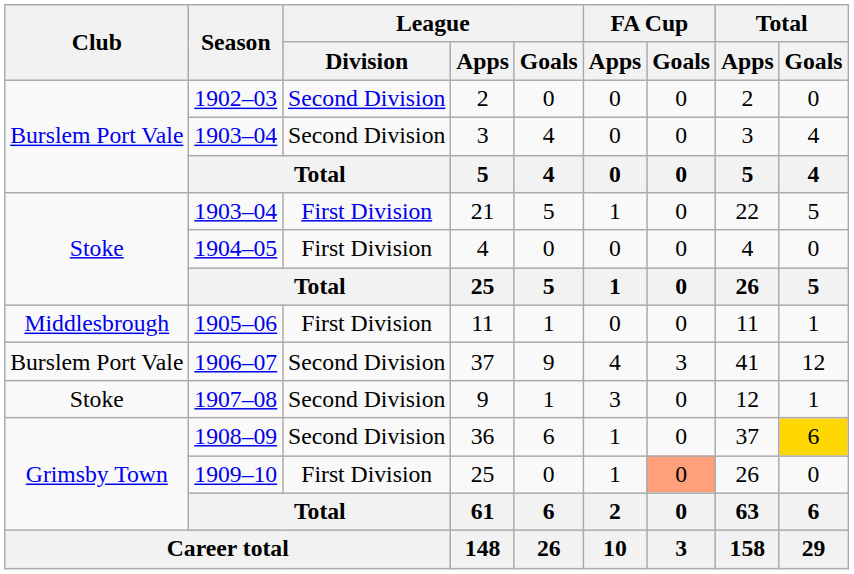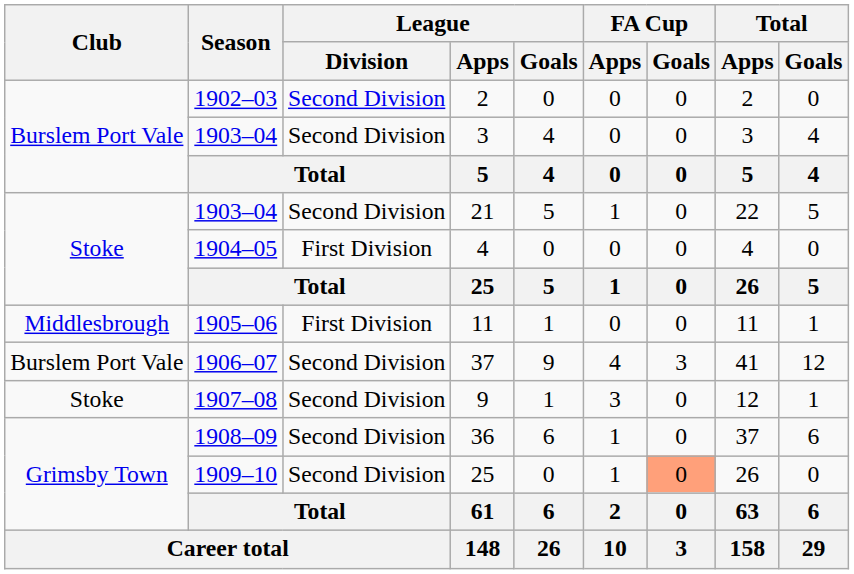(367, 211) First Division -> (367, 211) Second Division
(814, 436) gold background -> (814, 436) no background
(367, 473) First Division -> (367, 473) Second Division
